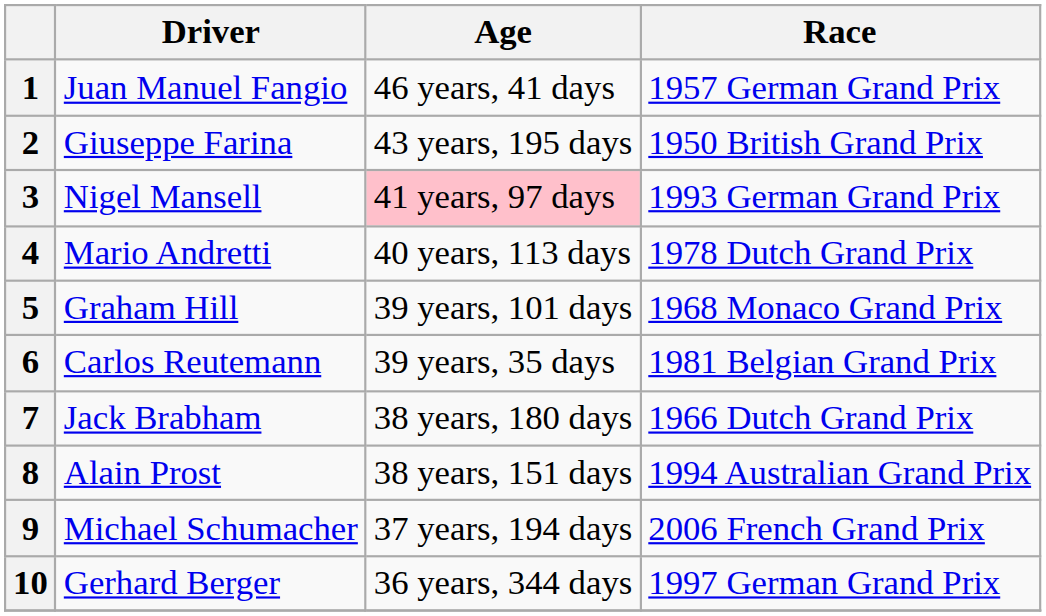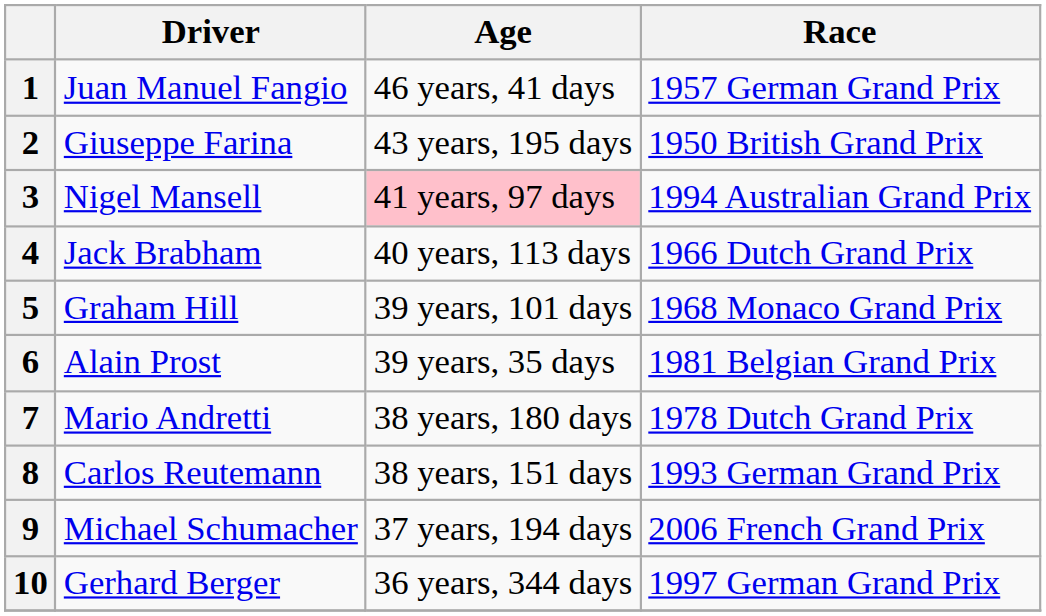(824, 197) 1993 German Grand Prix -> (840, 197) 1994 Australian Grand Prix
(167, 252) Mario Andretti -> (163, 252) Jack Brabham
(811, 252) 1978 Dutch Grand Prix -> (811, 252) 1966 Dutch Grand Prix
(193, 362) Carlos Reutemann -> (142, 362) Alain Prost
(163, 417) Jack Brabham -> (167, 417) Mario Andretti
(811, 417) 1966 Dutch Grand Prix -> (811, 417) 1978 Dutch Grand Prix
(142, 472) Alain Prost -> (193, 472) Carlos Reutemann
(840, 472) 1994 Australian Grand Prix -> (824, 472) 1993 German Grand Prix
